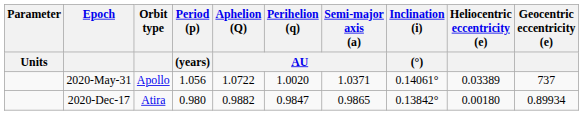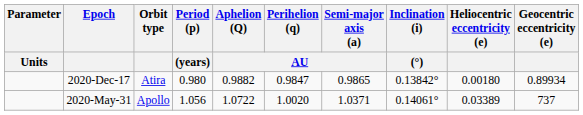rows swapped: (99, 81) <-> (99, 100)
